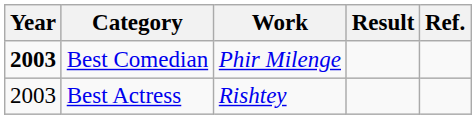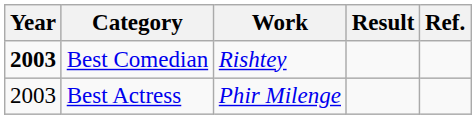(280, 59) Phir Milenge -> (253, 59) Rishtey
(253, 95) Rishtey -> (280, 95) Phir Milenge
